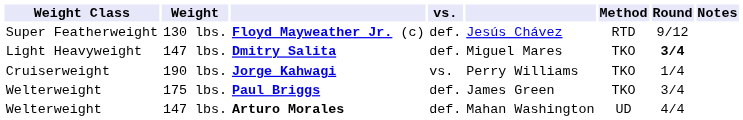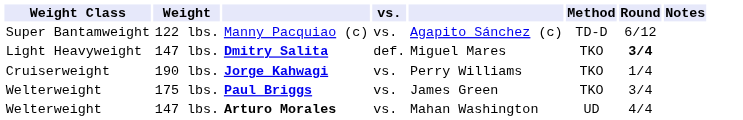- row: (328, 32)
+ row: (296, 32)
(445, 90) def. -> (385, 90) vs.
(445, 110) def. -> (385, 110) vs.
